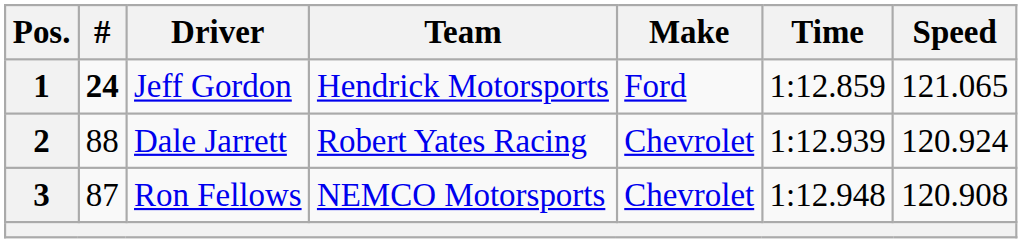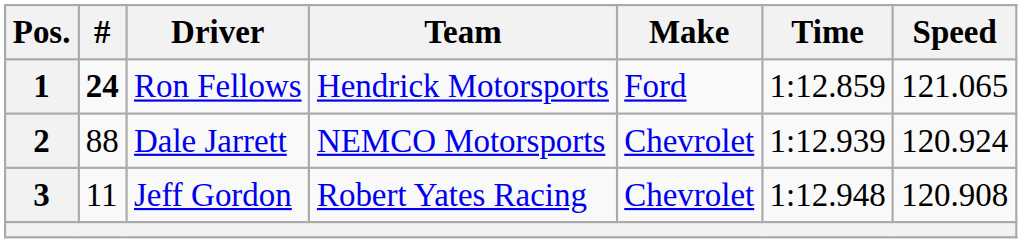(213, 86) Jeff Gordon -> (218, 86) Ron Fellows
(452, 140) Robert Yates Racing -> (461, 140) NEMCO Motorsports
(102, 195) 87 -> (102, 195) 11
(218, 195) Ron Fellows -> (213, 195) Jeff Gordon
(461, 195) NEMCO Motorsports -> (452, 195) Robert Yates Racing
